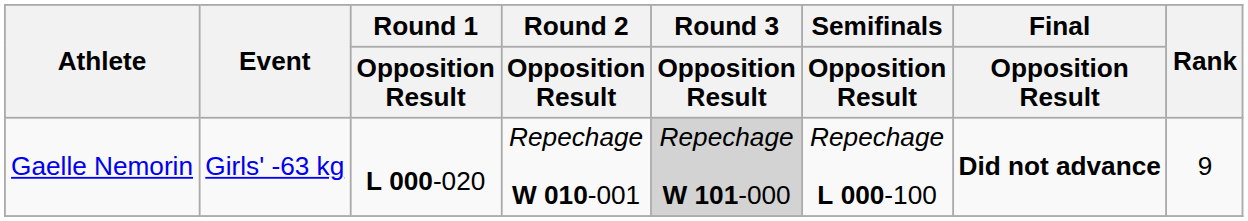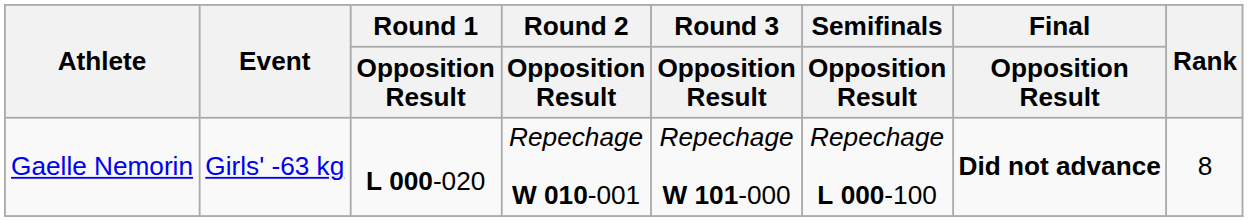(727, 167) lightgrey background -> (727, 167) no background
(1205, 167) 9 -> (1205, 167) 8
